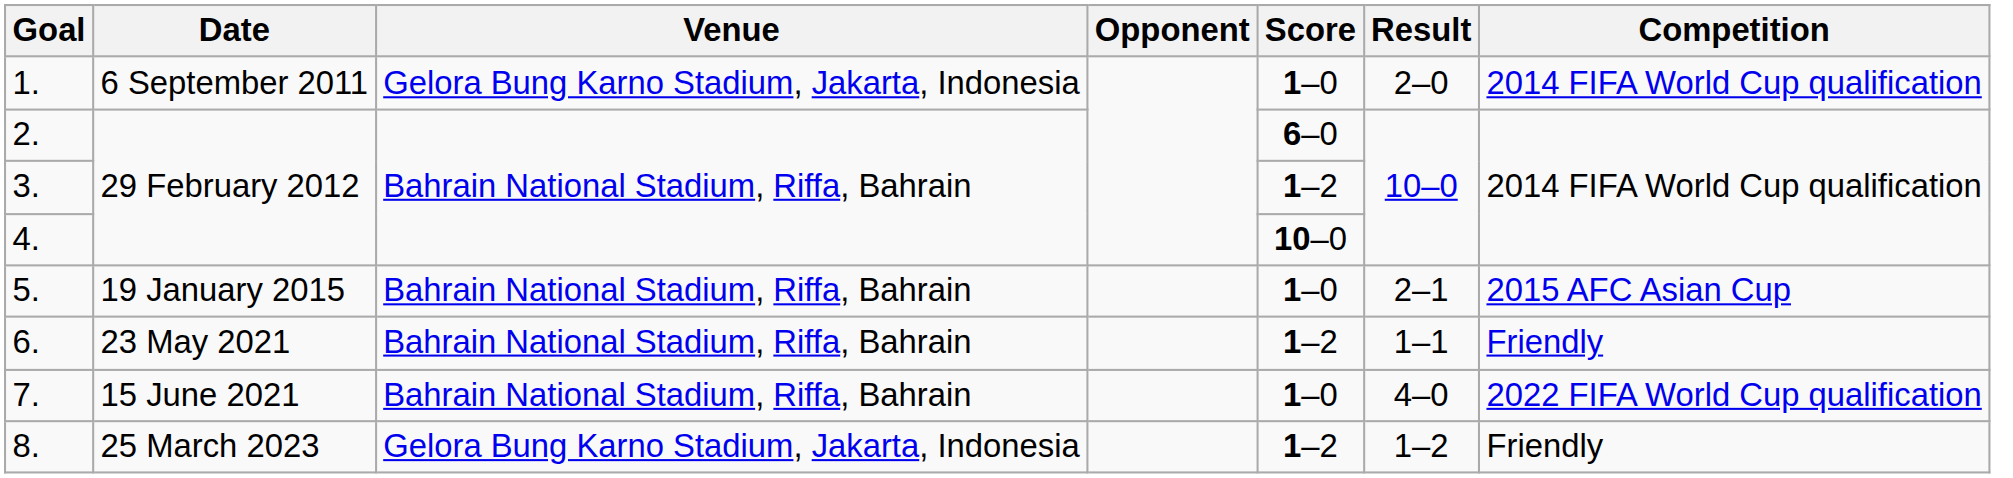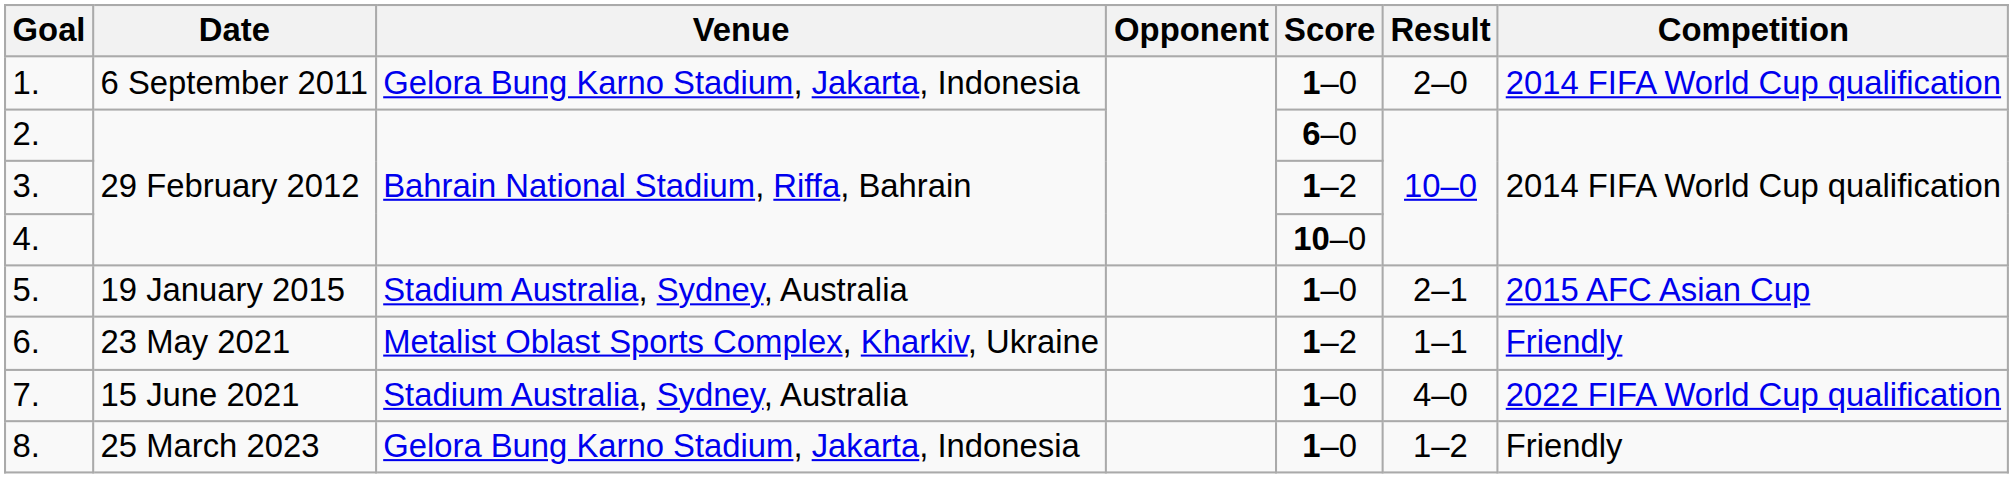(677, 290) Bahrain National Stadium, Riffa, Bahrain -> (645, 290) Stadium Australia, Sydney, Australia
(677, 342) Bahrain National Stadium, Riffa, Bahrain -> (741, 342) Metalist Oblast Sports Complex, Kharkiv, Ukraine
(677, 394) Bahrain National Stadium, Riffa, Bahrain -> (645, 394) Stadium Australia, Sydney, Australia
(1310, 446) 1–2 -> (1330, 446) 1–0
